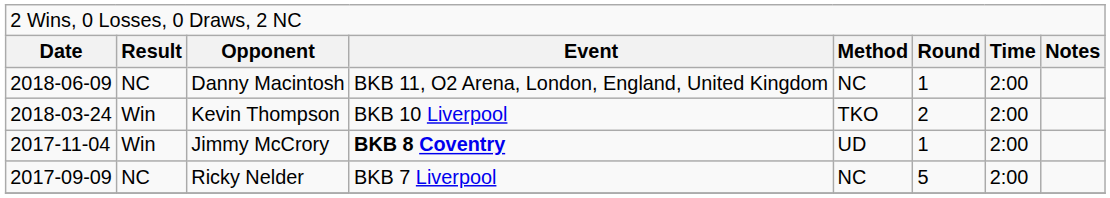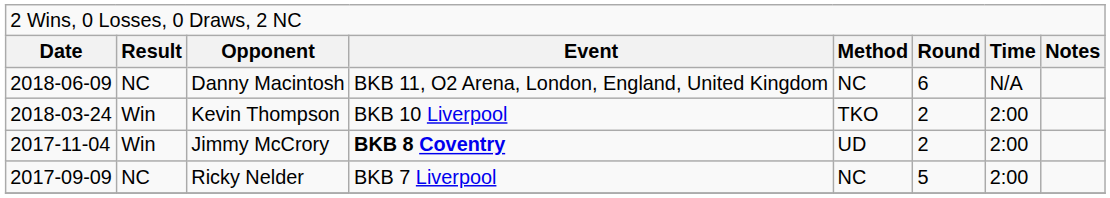(923, 83) 1 -> (923, 83) 6
(1009, 83) 2:00 -> (1006, 83) N/A
(923, 146) 1 -> (923, 146) 2
